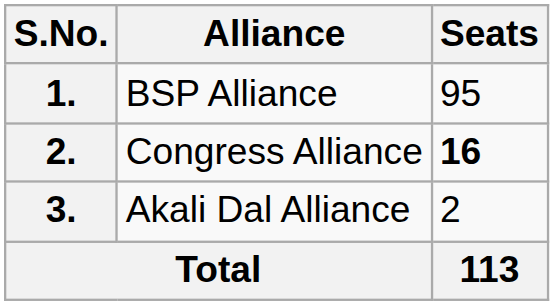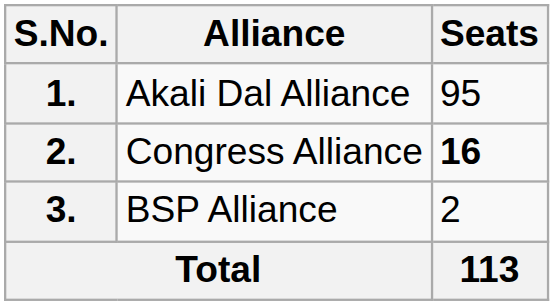(232, 92) BSP Alliance -> (268, 92) Akali Dal Alliance
(268, 210) Akali Dal Alliance -> (232, 210) BSP Alliance
